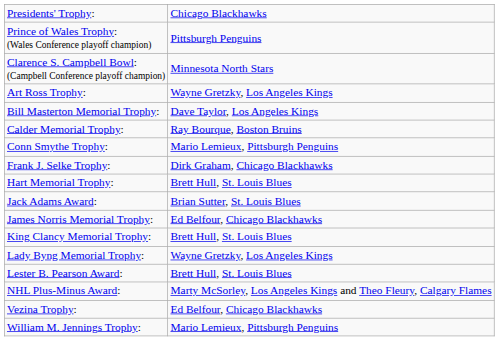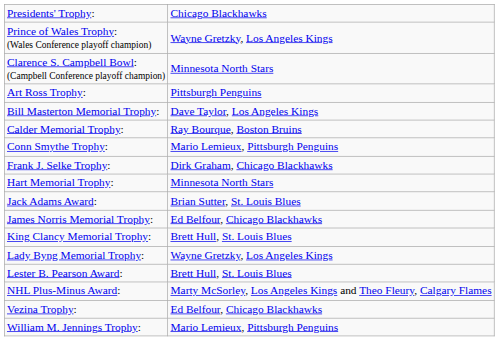(216, 37) Pittsburgh Penguins -> (252, 37) Wayne Gretzky, Los Angeles Kings
(252, 93) Wayne Gretzky, Los Angeles Kings -> (216, 93) Pittsburgh Penguins
(231, 183) Brett Hull, St. Louis Blues -> (222, 183) Minnesota North Stars
